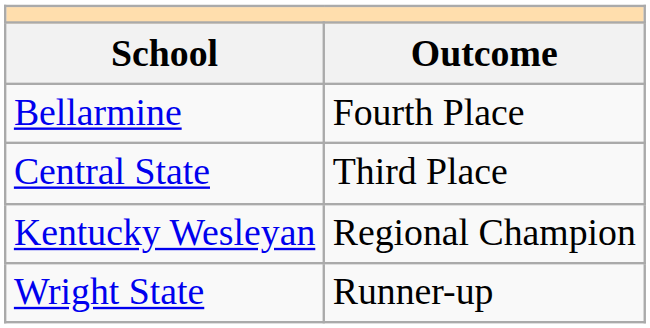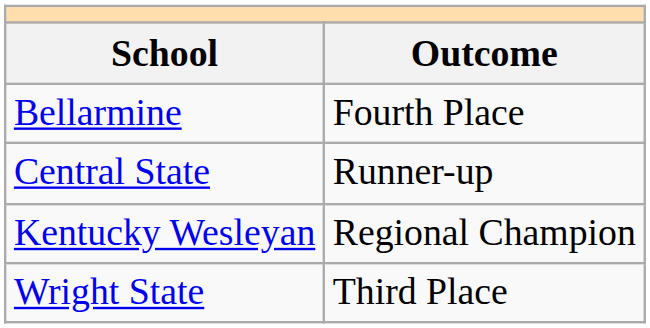(420, 172) Third Place -> (413, 172) Runner-up
(413, 292) Runner-up -> (420, 292) Third Place
